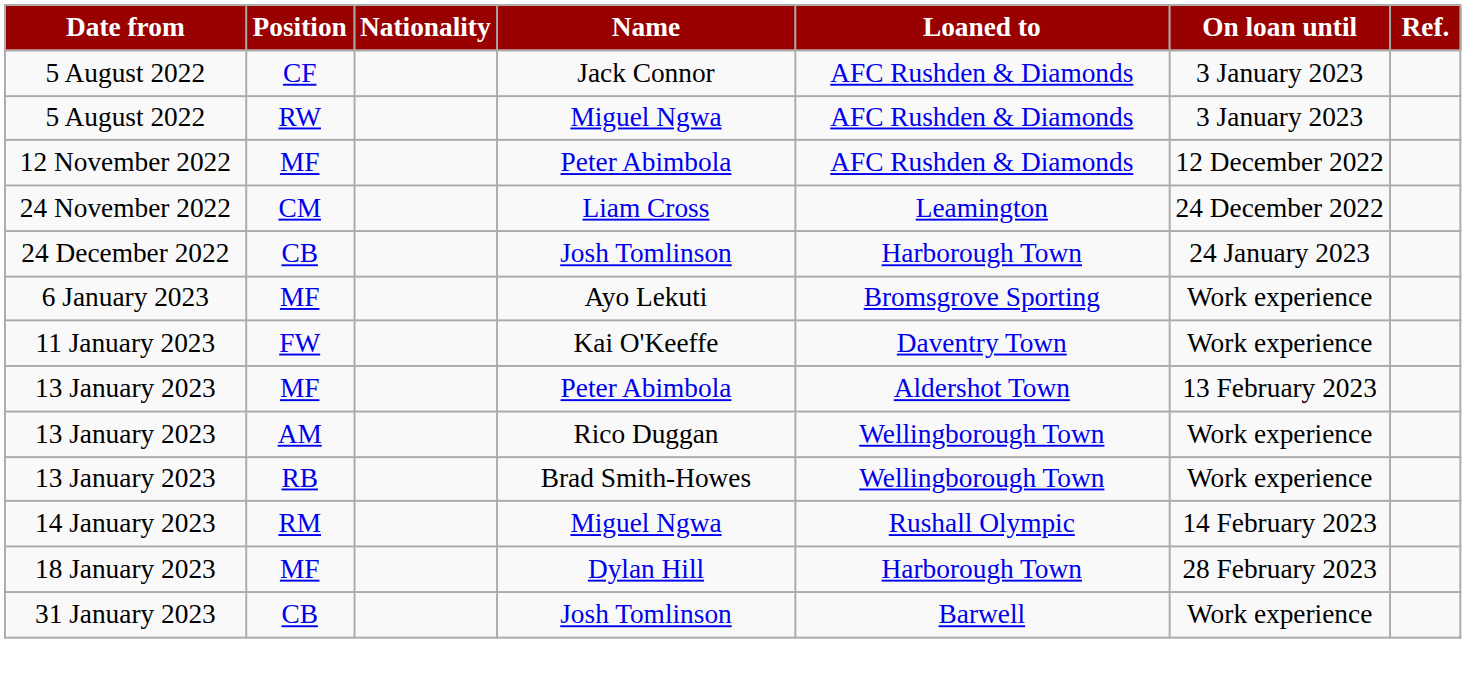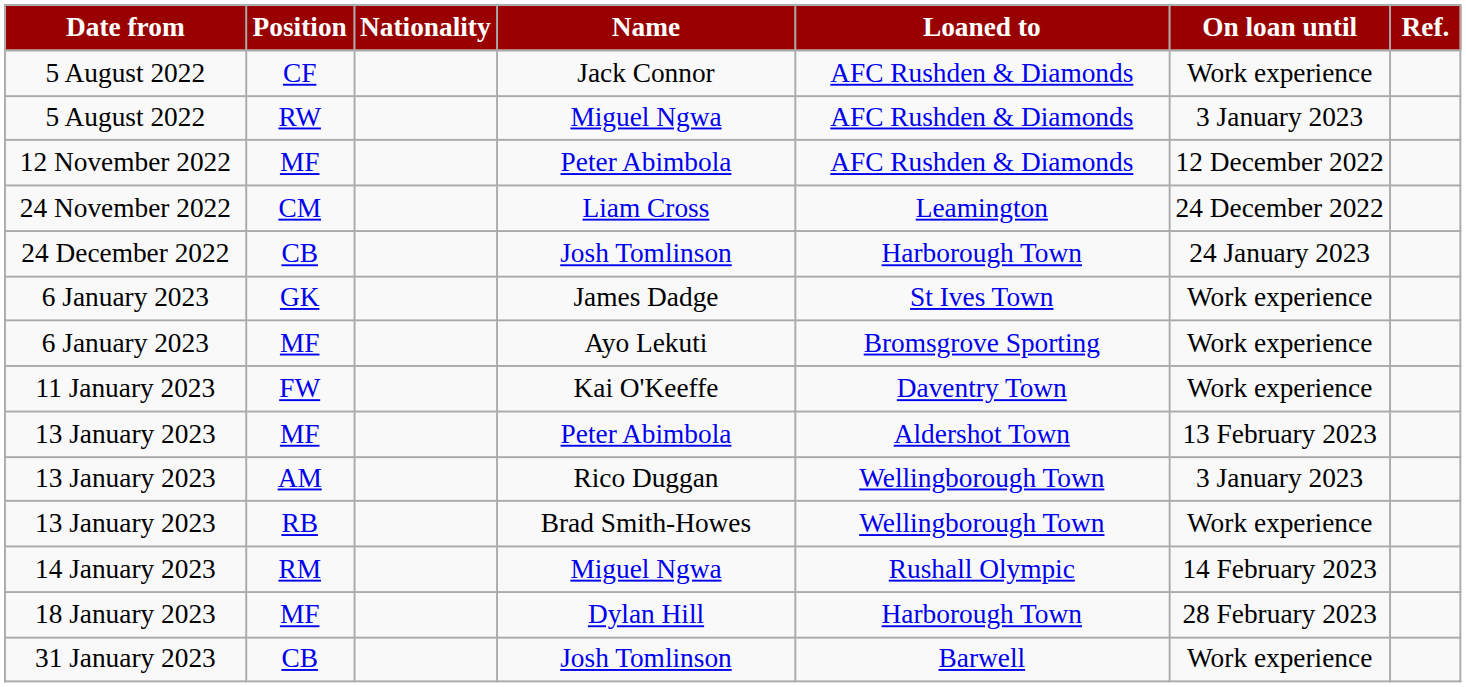(1280, 72) 3 January 2023 -> (1280, 72) Work experience
+ row: (125, 298)
(1280, 433) Work experience -> (1280, 478) 3 January 2023
